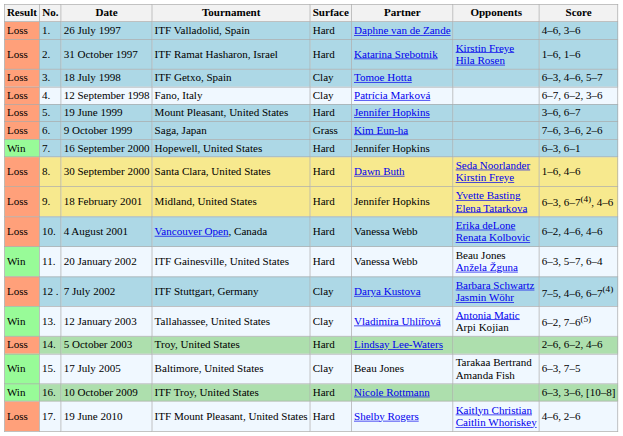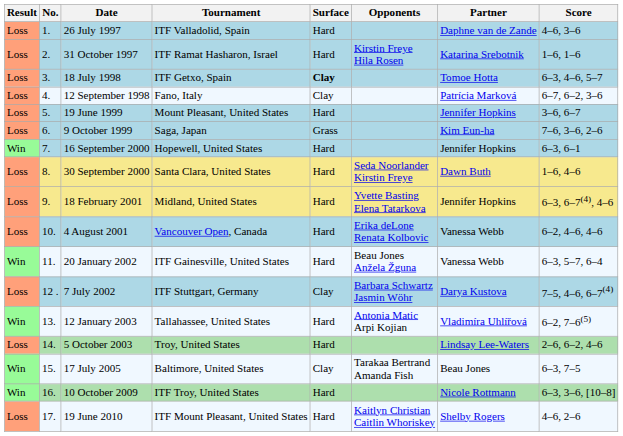columns swapped: (402, 13) <-> (496, 13)
(323, 78) normal -> (324, 78) bold
(323, 321) Clay -> (324, 321) Hard
